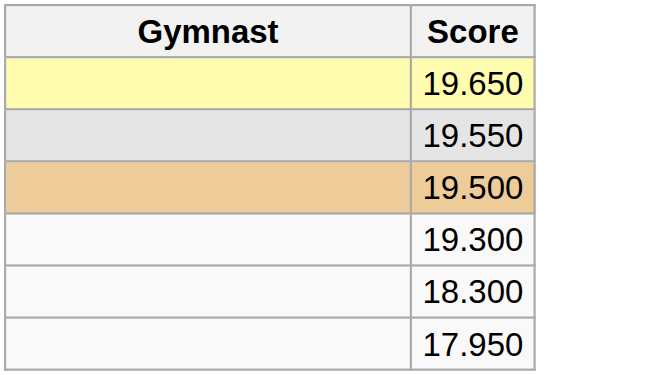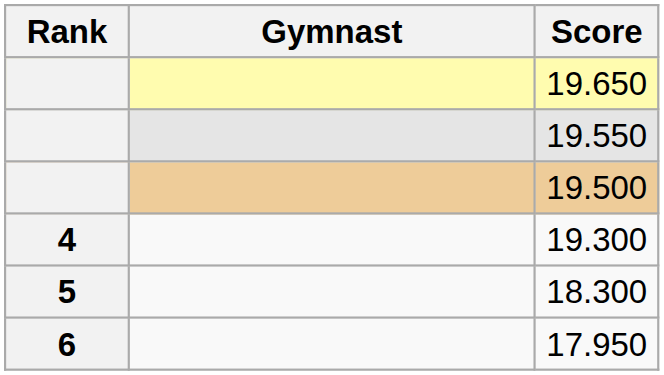+ column: (67, 31)
